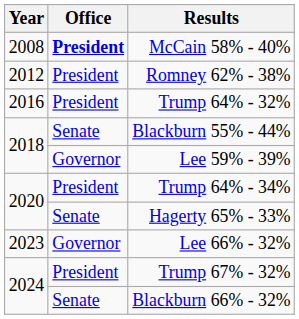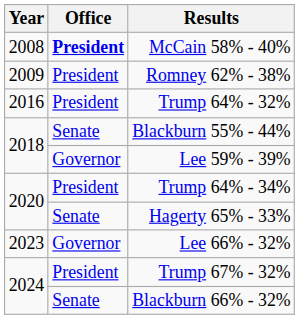(26, 74) 2012 -> (26, 74) 2009
